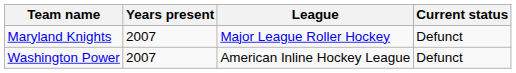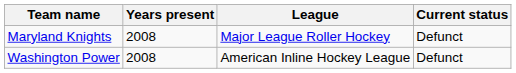(141, 36) 2007 -> (141, 36) 2008
(141, 57) 2007 -> (141, 57) 2008
